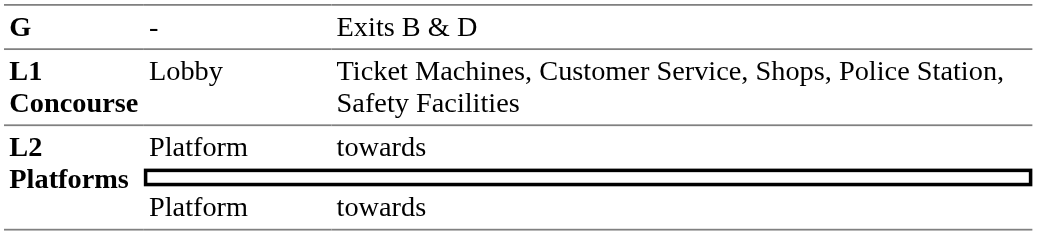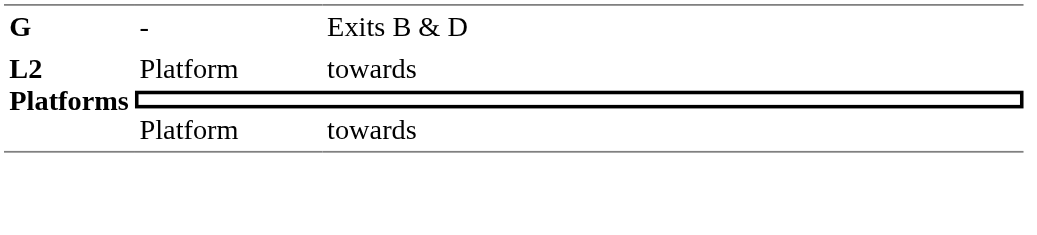- row: (186, 70)
